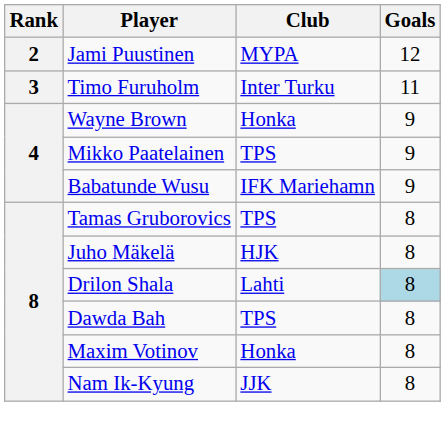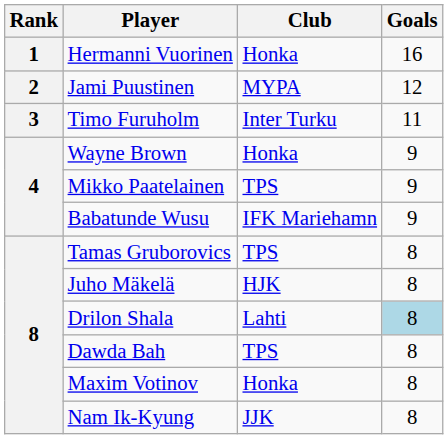+ row: (150, 53)
